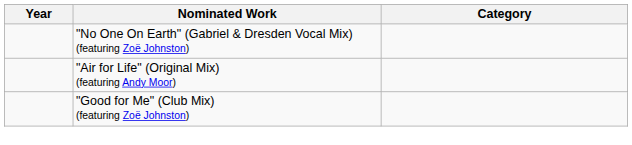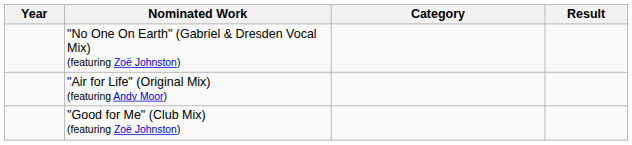+ column: (586, 14)
